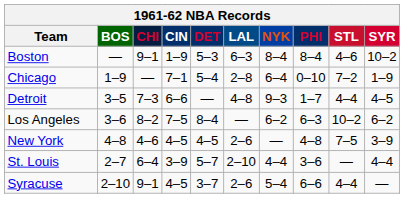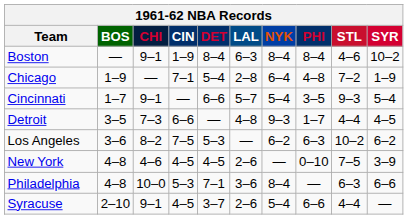(207, 57) 5–3 -> (214, 57) 8–4
(311, 78) 0–10 -> (314, 78) 4–8
+ row: (37, 99)
(207, 120) 8–4 -> (214, 141) 5–3
(311, 141) 4–8 -> (314, 162) 0–10
+ row: (44, 183)
- row: (33, 162)
